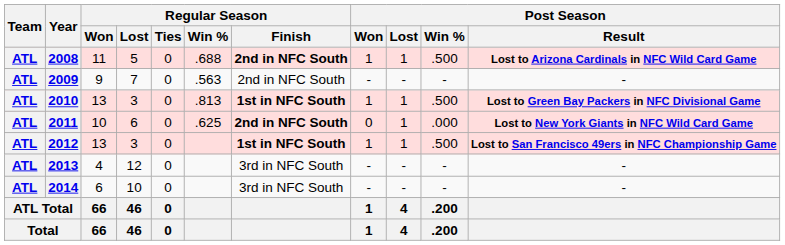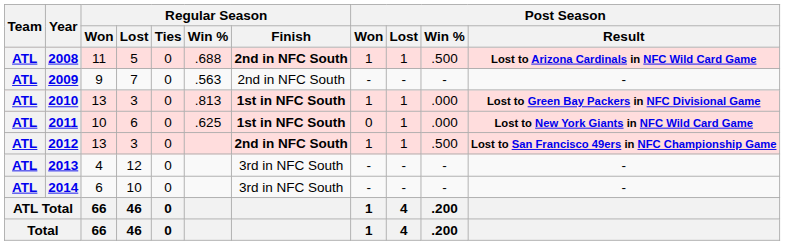(445, 101) .500 -> (445, 101) .000
(291, 122) 2nd in NFC South -> (291, 122) 1st in NFC South
(291, 144) 1st in NFC South -> (291, 144) 2nd in NFC South
